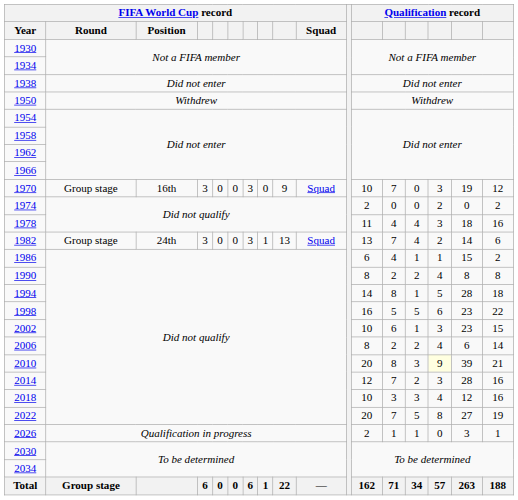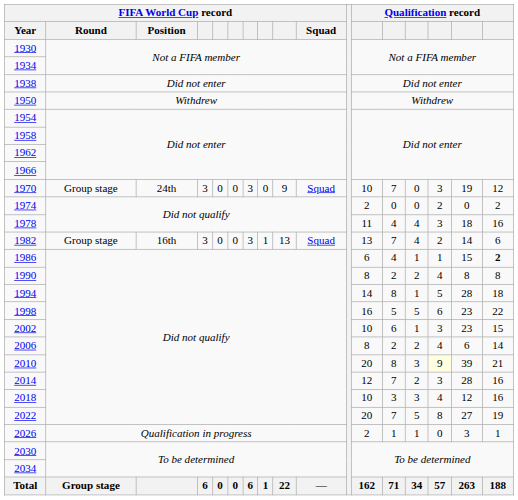(167, 188) 16th -> (167, 188) 24th
(167, 240) 24th -> (167, 240) 16th
(498, 258) normal -> (498, 258) bold
